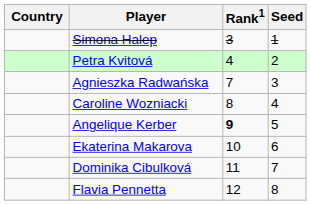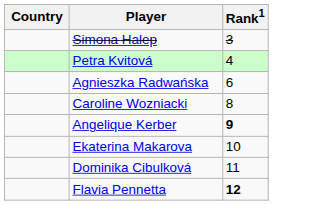- column: (287, 16)
(229, 82) 7 -> (229, 82) 6
(233, 189) normal -> (233, 189) bold
